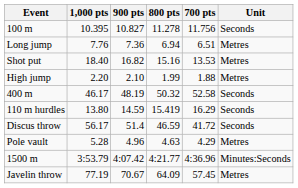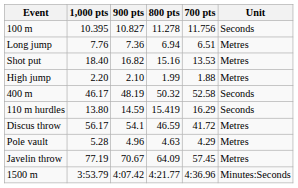(135, 126) 51.4 -> (135, 126) 54.1
(237, 126) Seconds -> (234, 126) Metres
rows swapped: (34, 175) <-> (22, 158)
